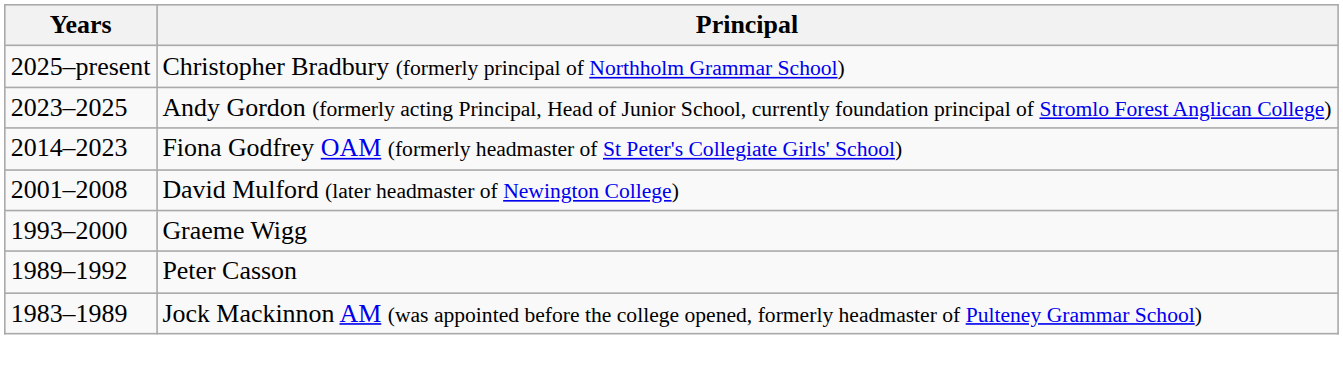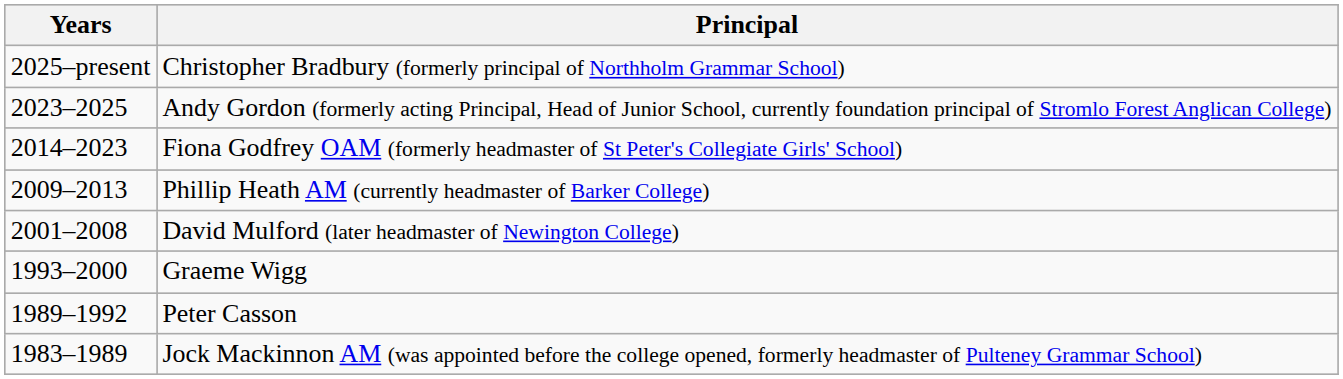+ row: (436, 189)
